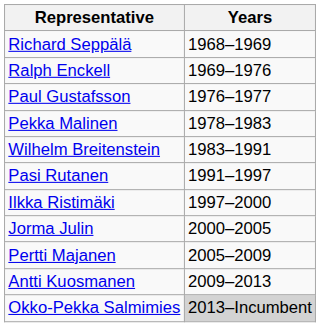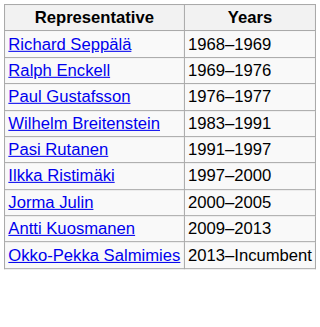- row: (63, 123)
- row: (62, 255)
(250, 307) lightgrey background -> (250, 255) no background
